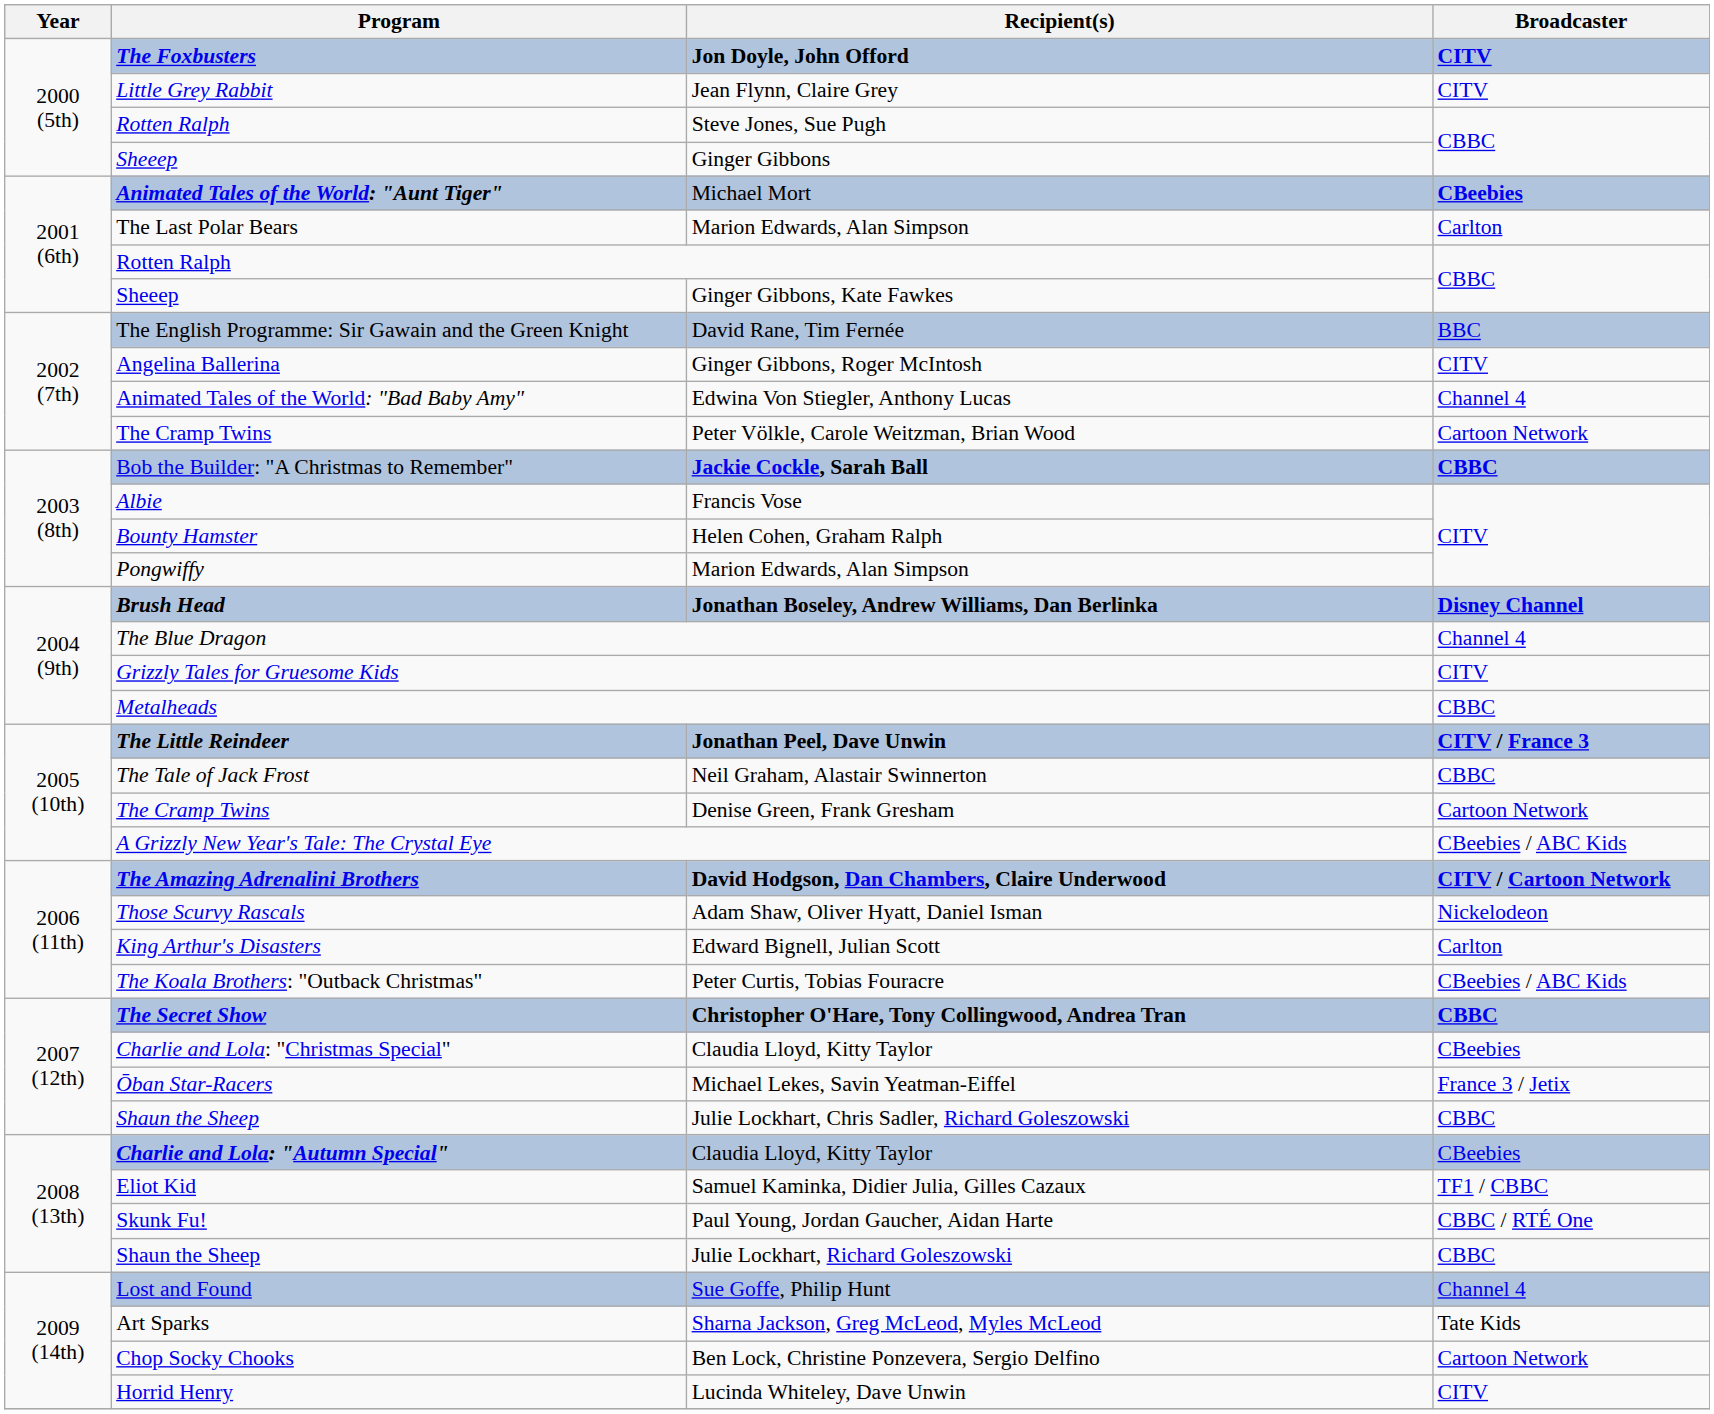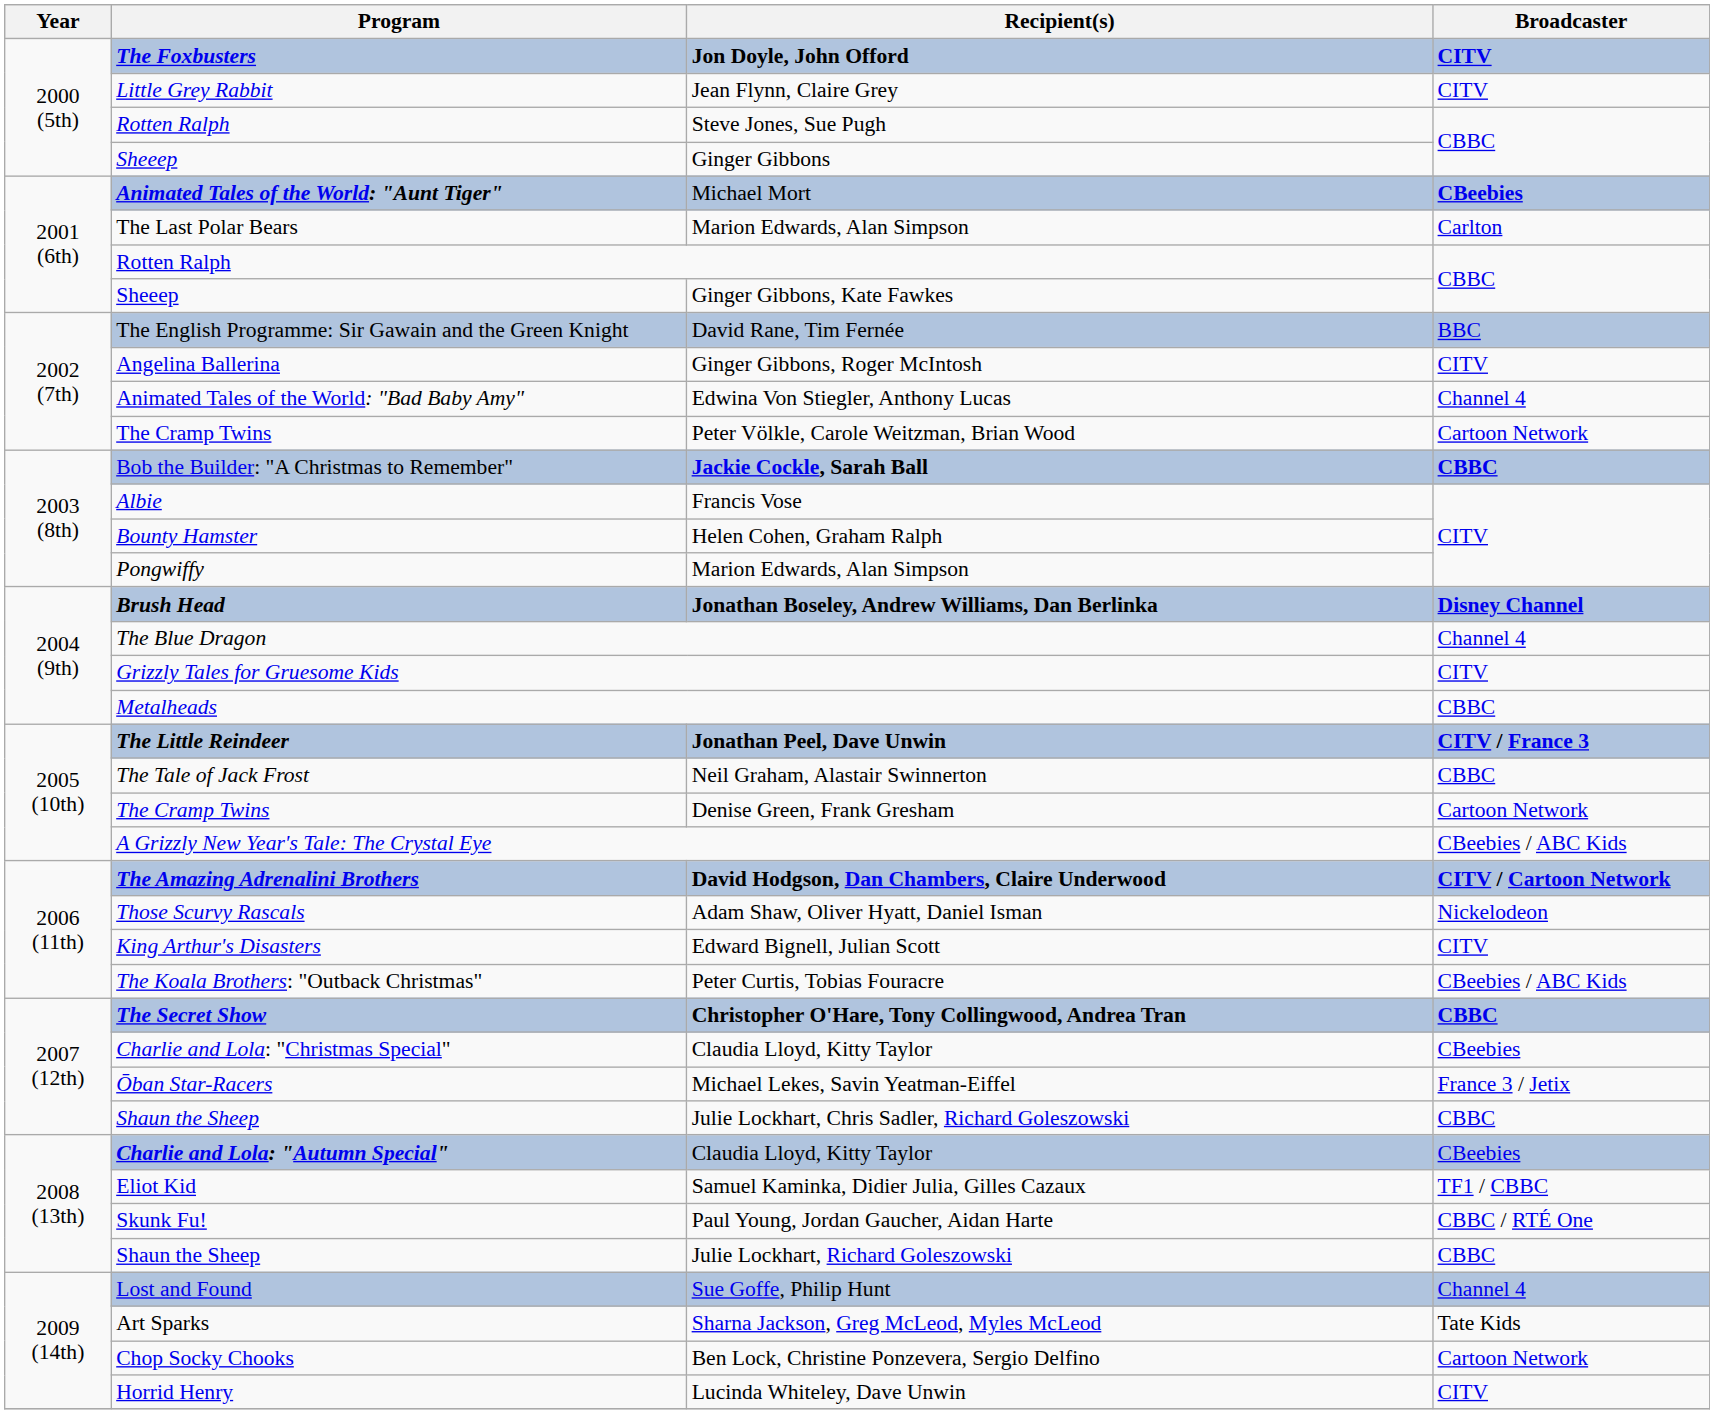(1470, 946) Carlton -> (1463, 946) CITV
